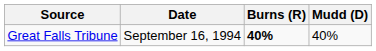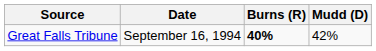(325, 35) 40% -> (325, 35) 42%
